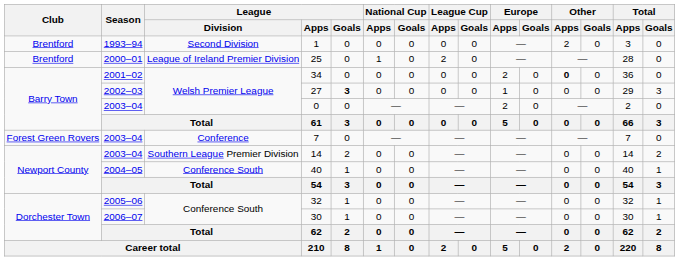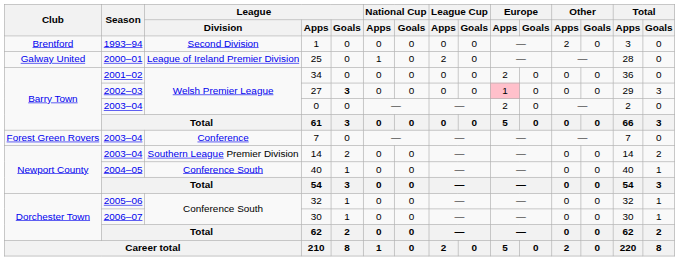(53, 59) Brentford -> (53, 59) Galway United
(566, 75) bold -> (566, 75) normal
(505, 91) no background -> (505, 91) pink background
